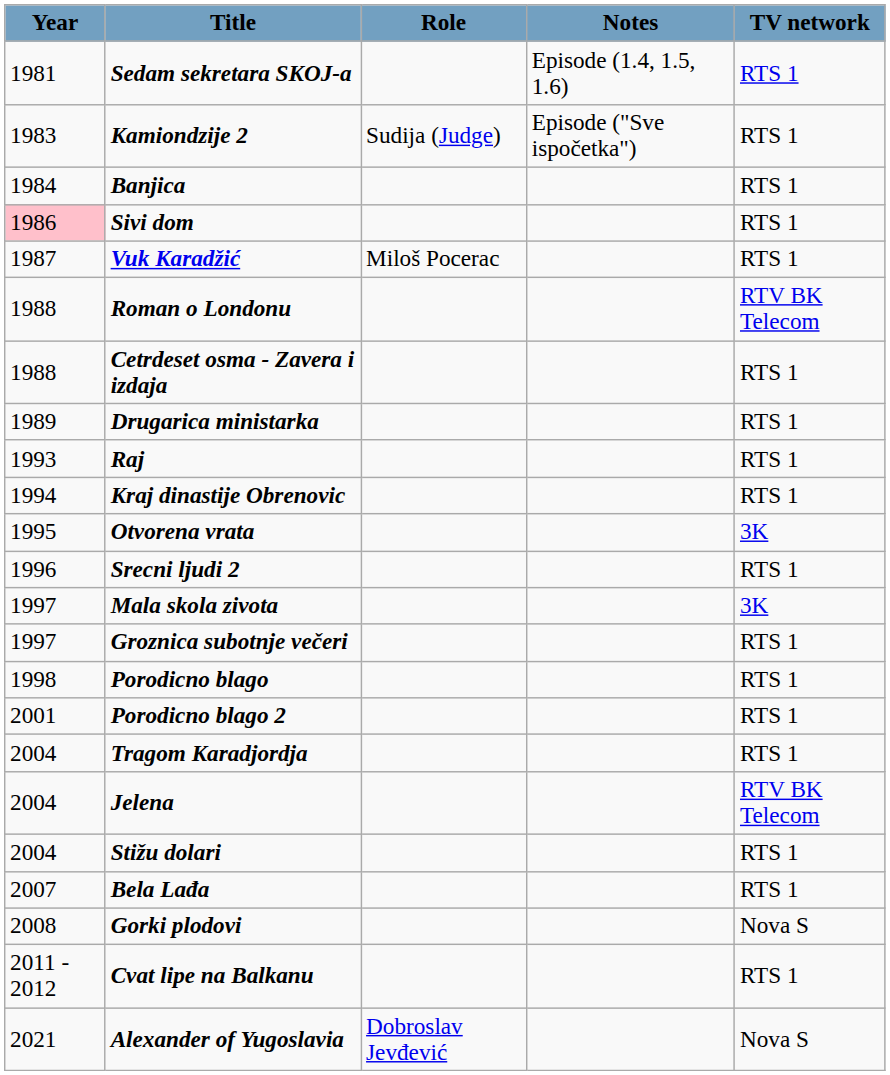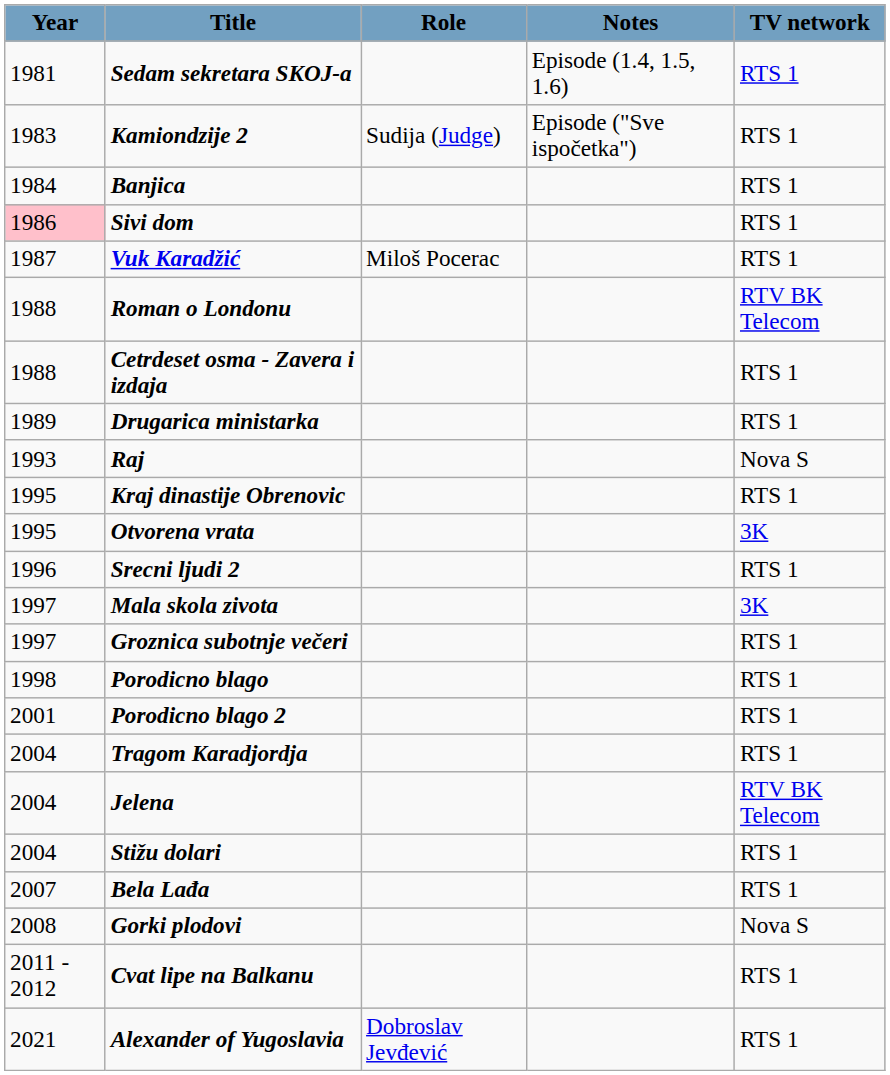(769, 458) RTS 1 -> (774, 458) Nova S
(33, 495) 1994 -> (33, 495) 1995
(774, 1038) Nova S -> (769, 1038) RTS 1
